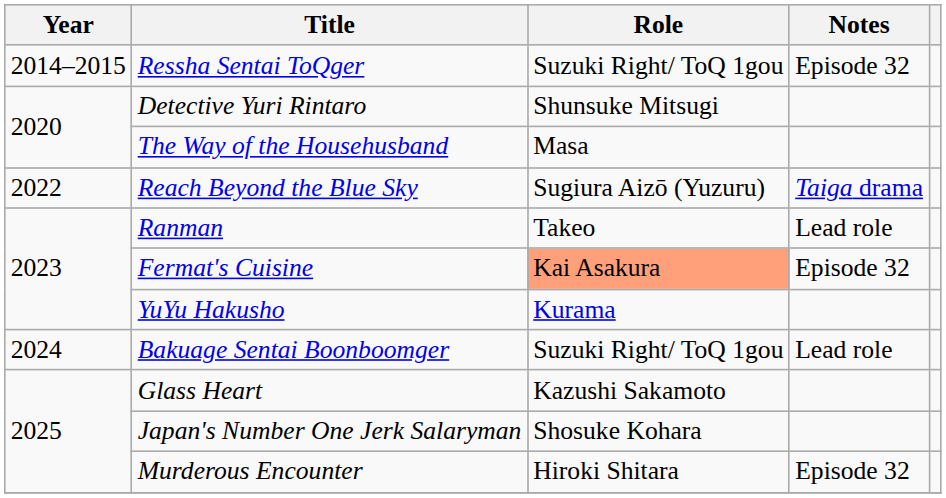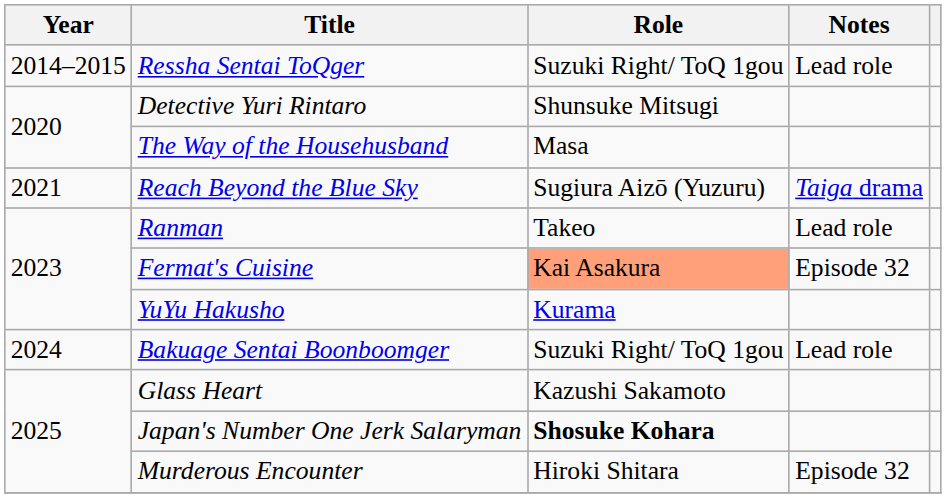(852, 65) Episode 32 -> (844, 65) Lead role
(36, 187) 2022 -> (36, 187) 2021
(617, 430) normal -> (624, 430) bold
